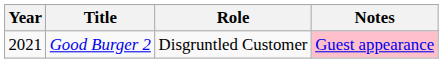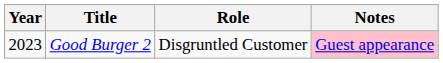(25, 44) 2021 -> (25, 44) 2023
